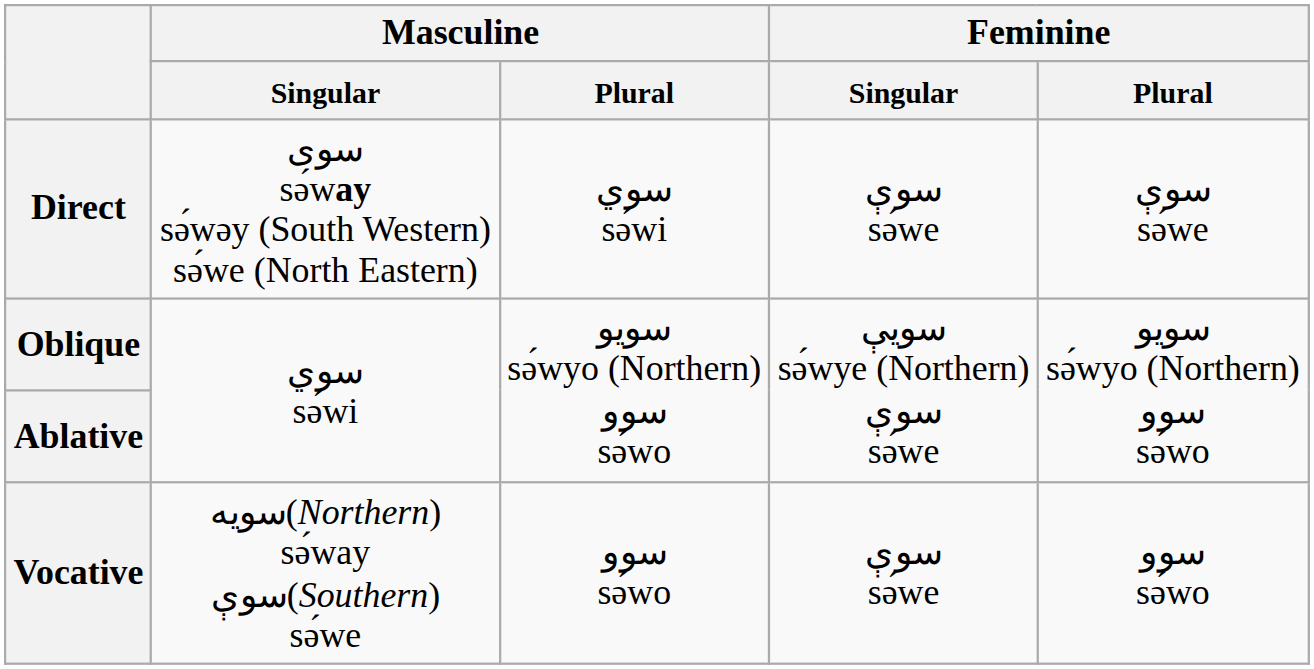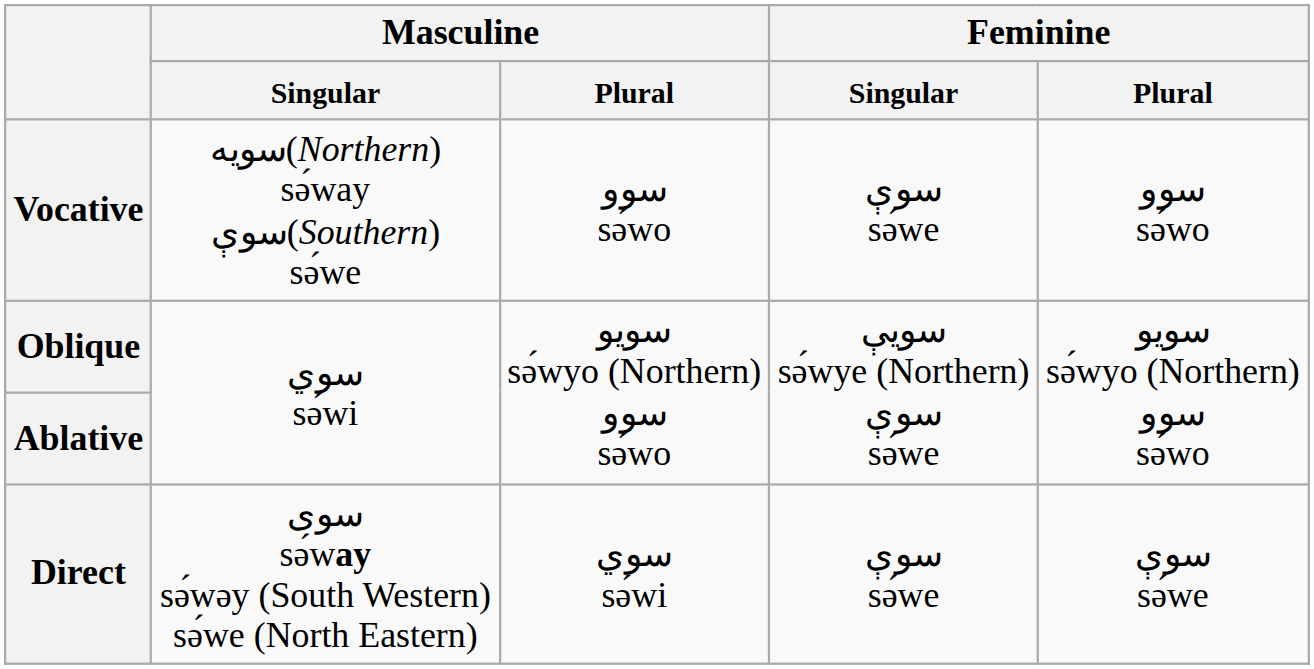rows swapped: (78, 208) <-> (78, 571)
